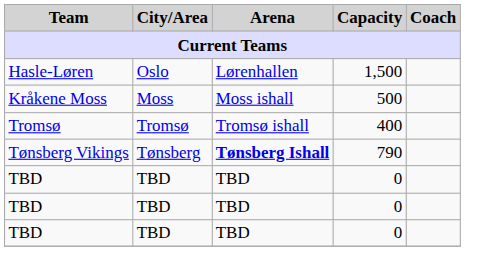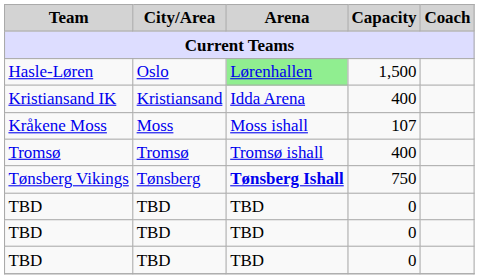(257, 71) no background -> (271, 71) lightgreen background
+ row: (62, 98)
(389, 98) 500 -> (404, 125) 107
(389, 152) 790 -> (404, 179) 750
